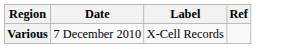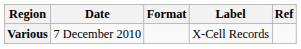+ column: (167, 14)
